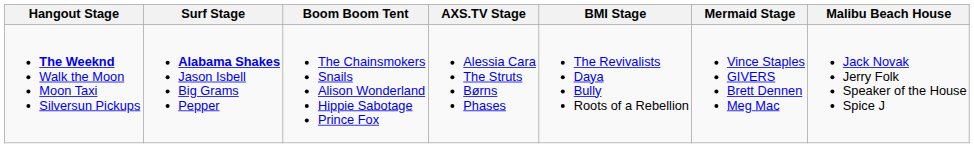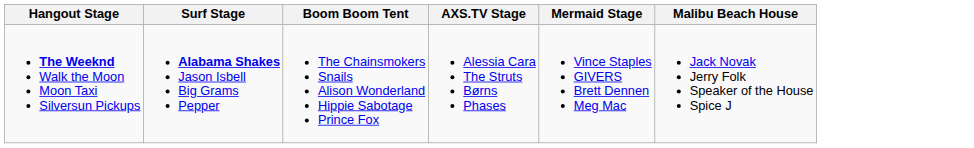- column: (615, 14)
